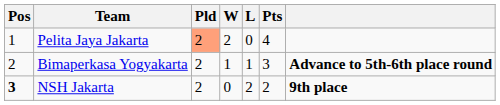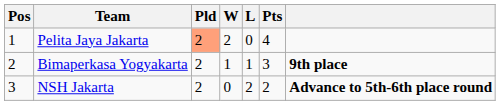(391, 64) Advance to 5th-6th place round -> (318, 64) 9th place
(12, 87) bold -> (12, 87) normal
(318, 87) 9th place -> (391, 87) Advance to 5th-6th place round
